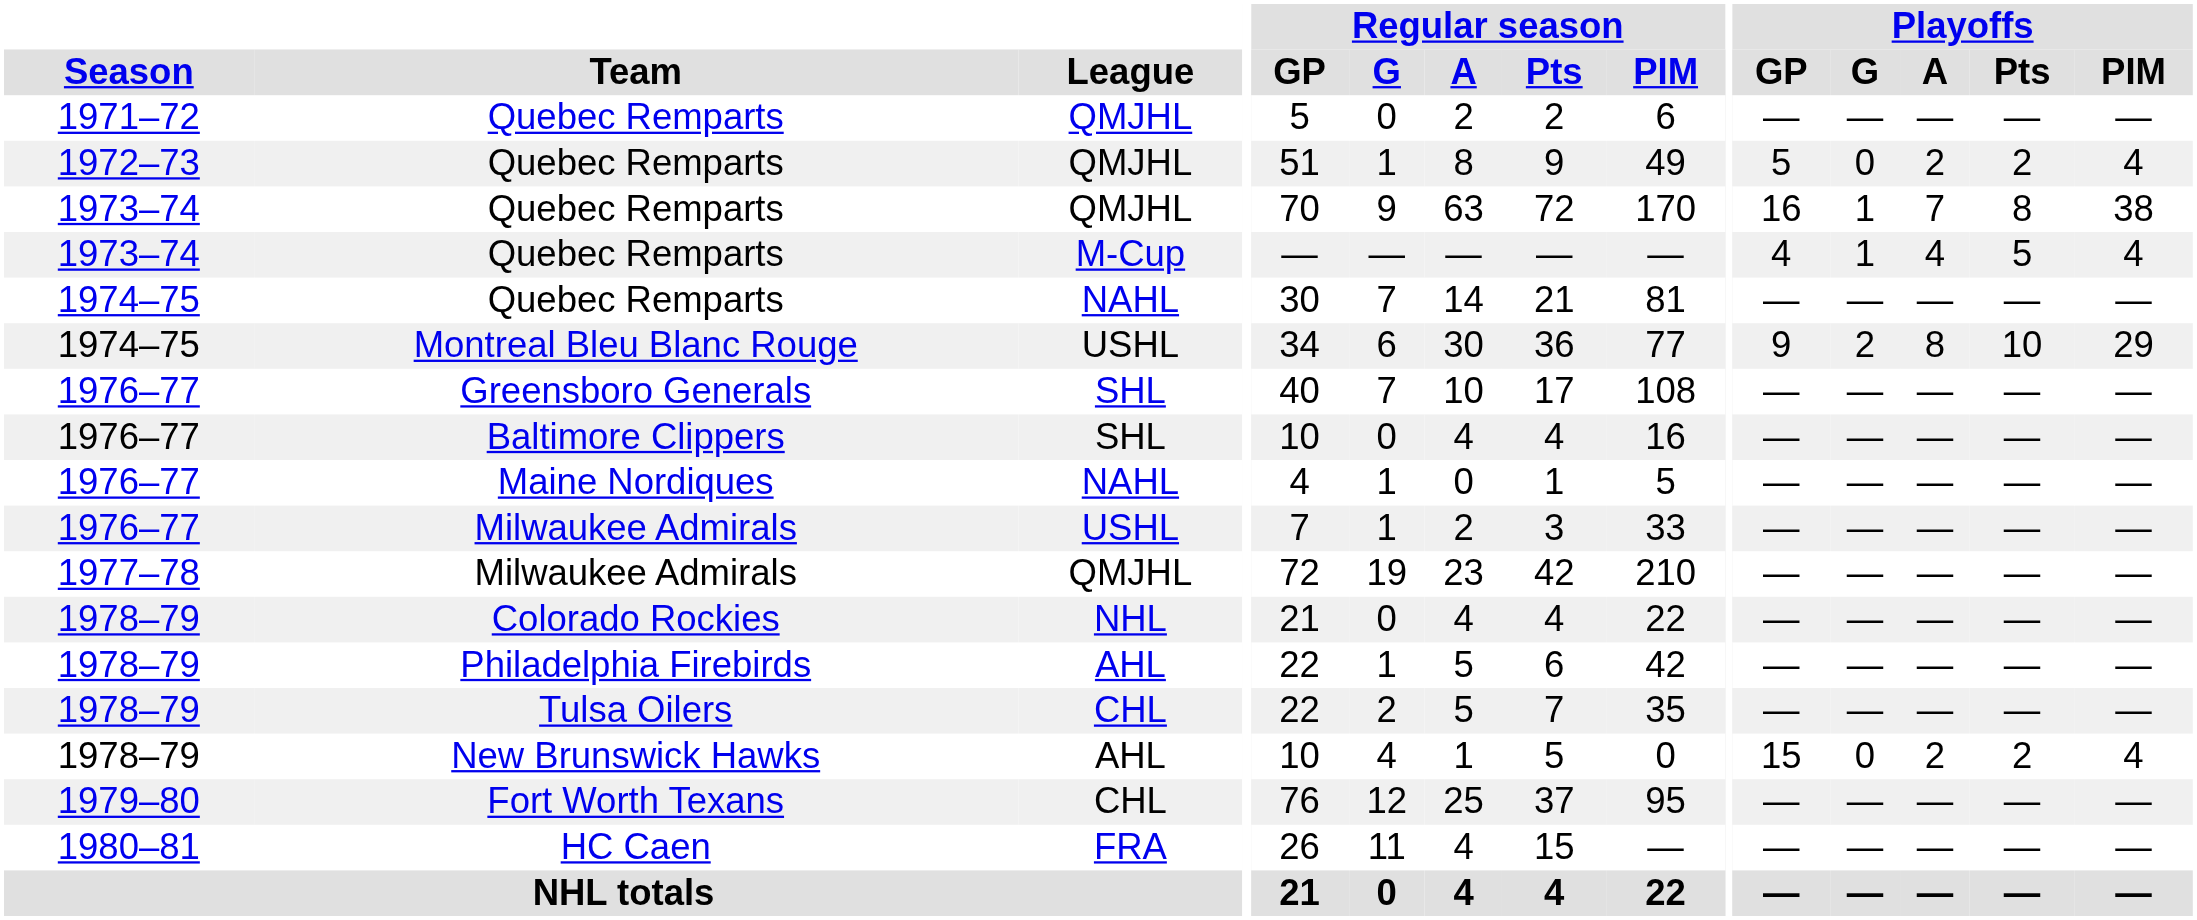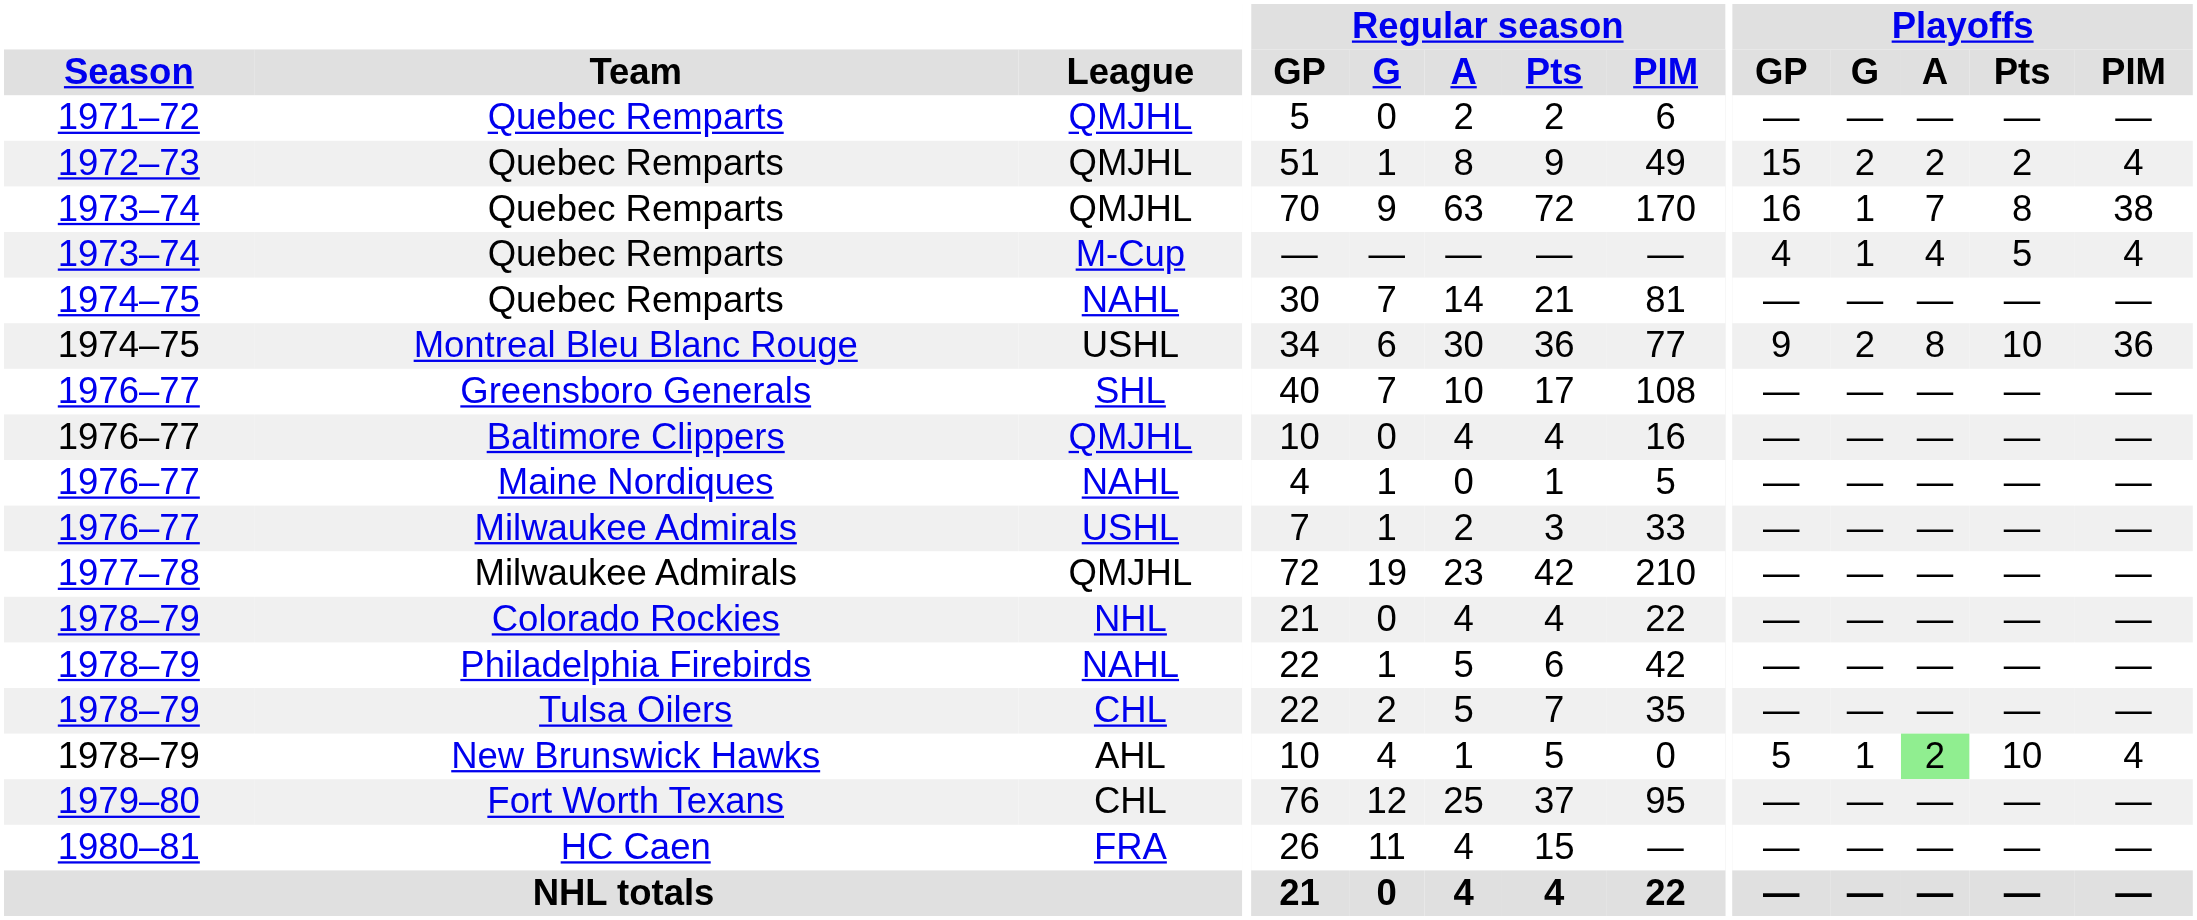(1781, 162) 5 -> (1781, 162) 15
(1865, 162) 0 -> (1865, 162) 2
(2134, 345) 29 -> (2134, 345) 36
(1130, 436) SHL -> (1130, 436) QMJHL
(1130, 664) AHL -> (1130, 664) NAHL
(1781, 755) 15 -> (1781, 755) 5
(1865, 755) 0 -> (1865, 755) 1
(1935, 755) no background -> (1935, 755) lightgreen background
(2022, 755) 2 -> (2022, 755) 10
